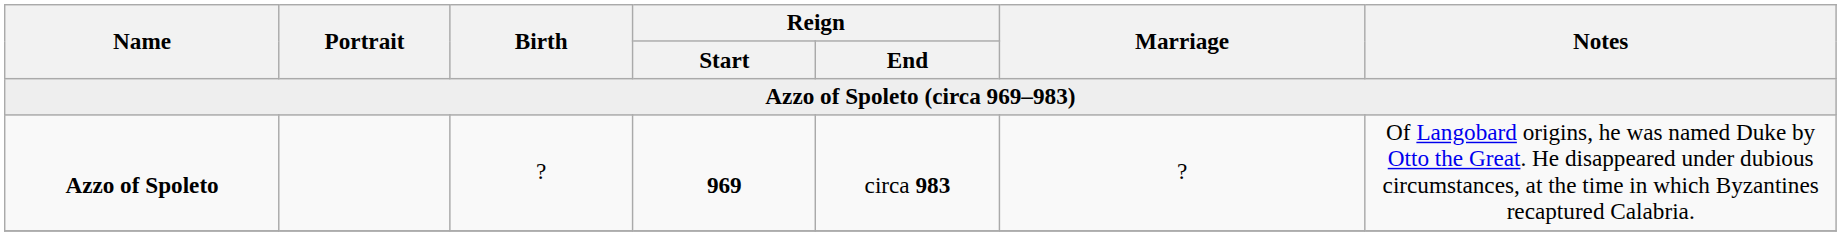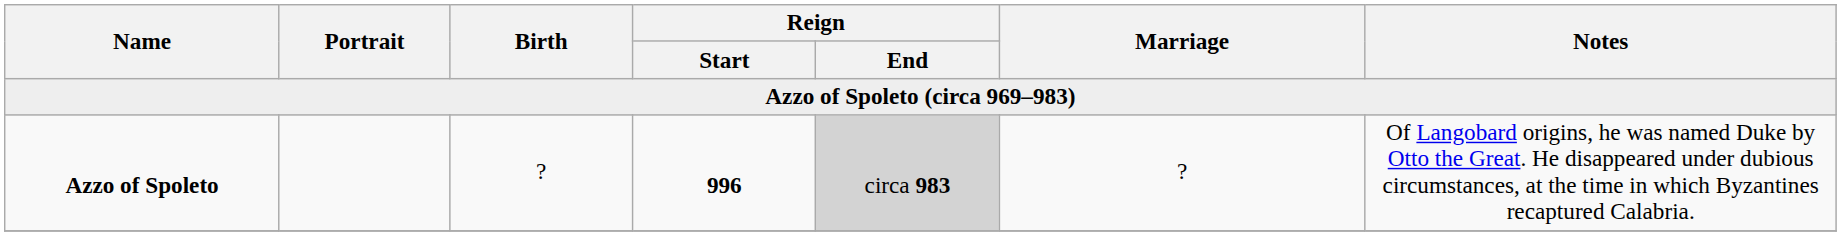(724, 185) 969 -> (724, 185) 996
(907, 185) no background -> (907, 185) lightgrey background
